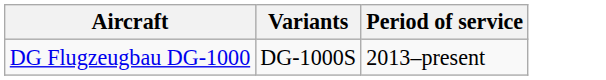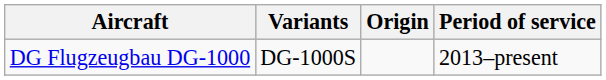+ column: (398, 22)
